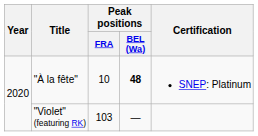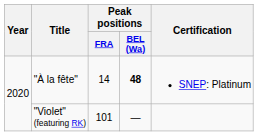(104, 79) 10 -> (104, 79) 14
(104, 117) 103 -> (104, 117) 101
